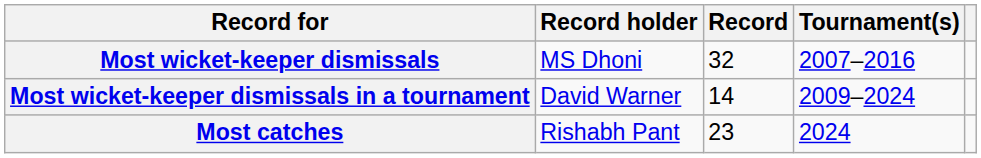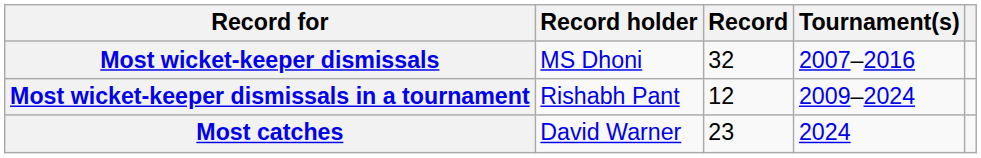(611, 96) David Warner -> (610, 96) Rishabh Pant
(721, 96) 14 -> (721, 96) 12
(610, 133) Rishabh Pant -> (611, 133) David Warner
